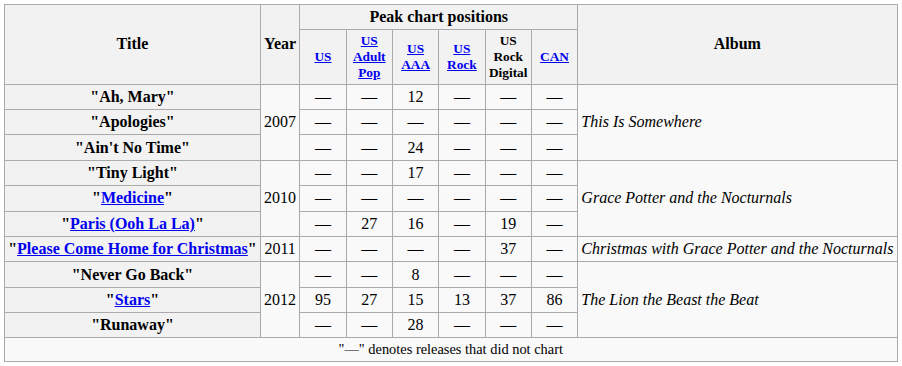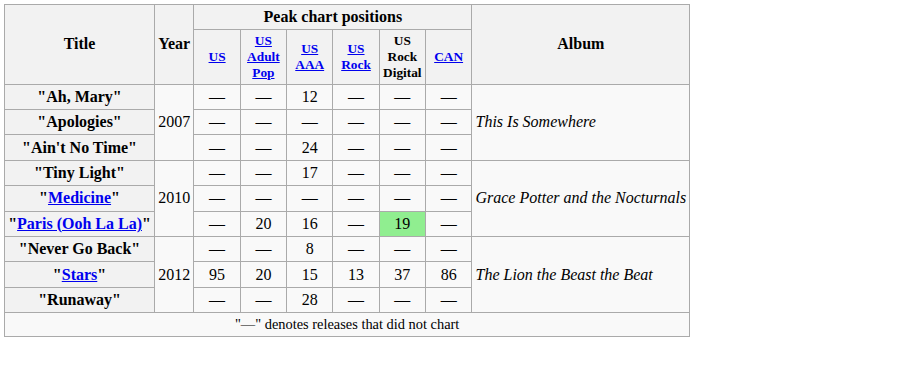(369, 223) 27 -> (263, 223) 20
(508, 223) no background -> (402, 223) lightgreen background
- row: (132, 249)
(369, 299) 27 -> (263, 274) 20
